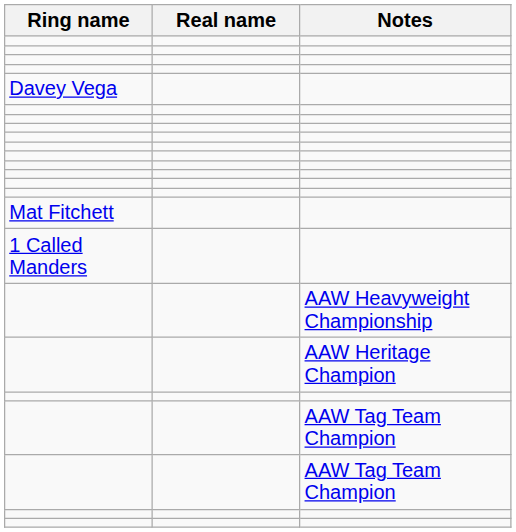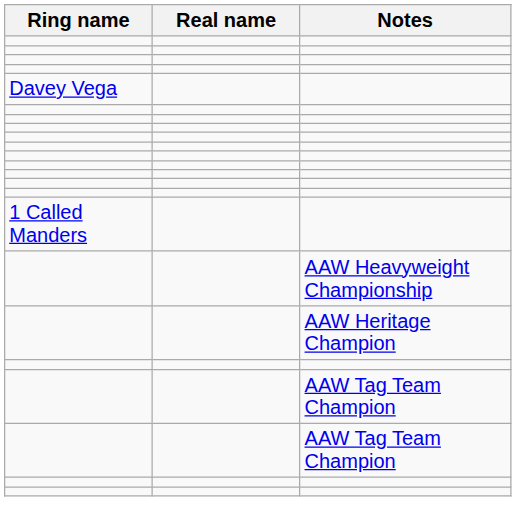- row: (61, 212)
